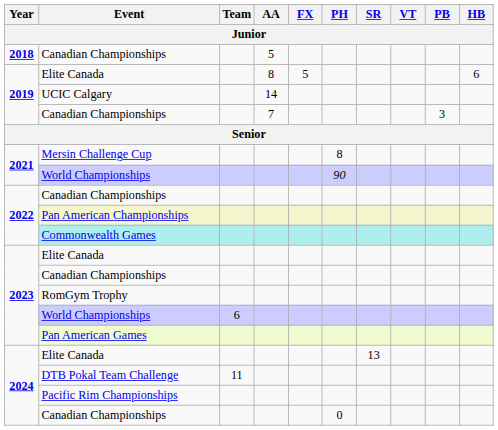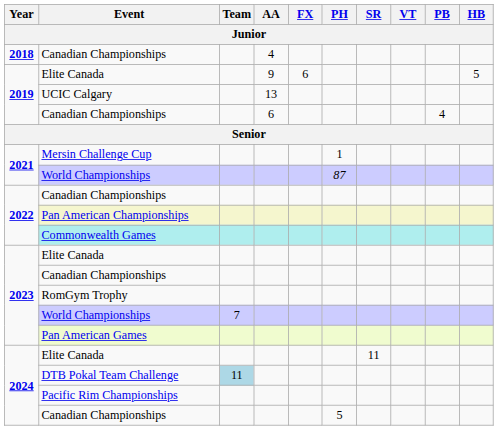(271, 54) 5 -> (271, 54) 4
(271, 74) 8 -> (271, 74) 9
(305, 74) 5 -> (305, 74) 6
(476, 74) 6 -> (476, 74) 5
(271, 94) 14 -> (271, 94) 13
(271, 114) 7 -> (271, 114) 6
(442, 114) 3 -> (442, 114) 4
(339, 155) 8 -> (339, 155) 1
(339, 175) 90 -> (339, 175) 87
(237, 315) 6 -> (237, 315) 7
(374, 355) 13 -> (374, 355) 11
(237, 375) no background -> (237, 375) lightblue background
(339, 415) 0 -> (339, 415) 5
